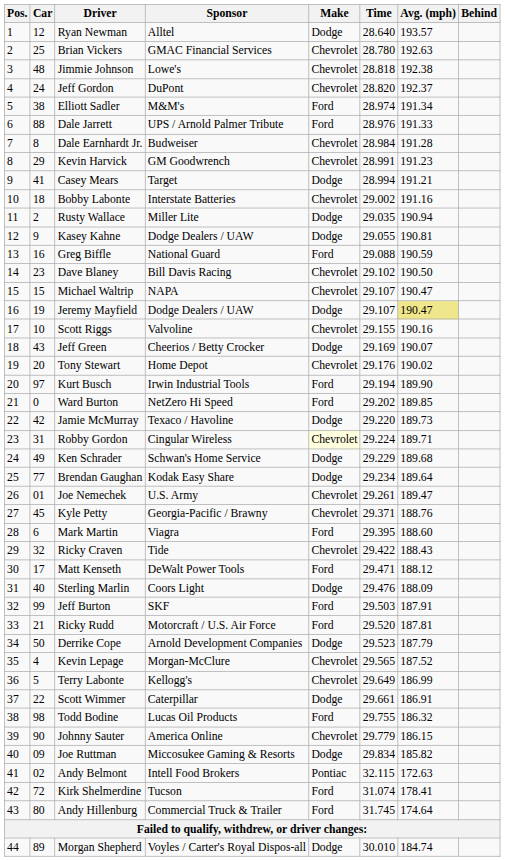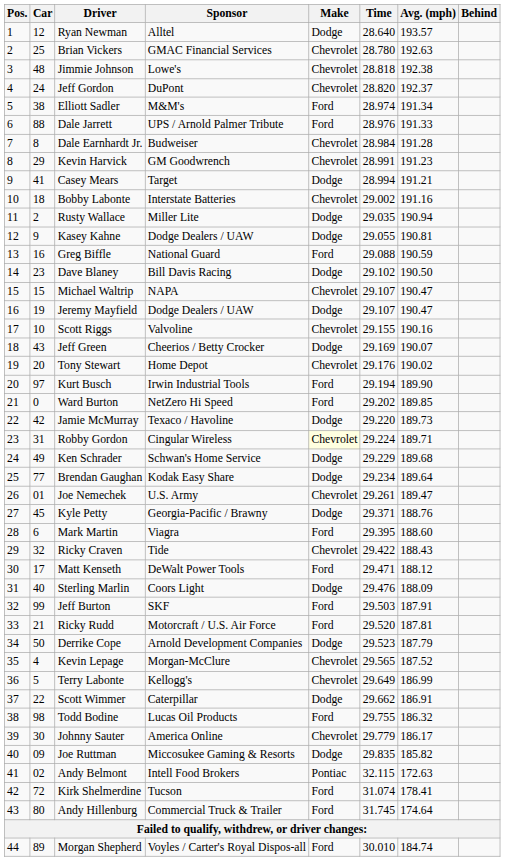(334, 273) Chevrolet -> (327, 273) Dodge
(416, 310) khaki background -> (416, 310) no background
(334, 513) Chevrolet -> (327, 513) Dodge
(379, 699) 29.661 -> (379, 699) 29.662
(39, 736) 90 -> (39, 736) 30
(416, 736) 186.15 -> (416, 736) 186.17
(379, 754) 29.834 -> (379, 754) 29.835
(327, 847) Dodge -> (322, 847) Ford
